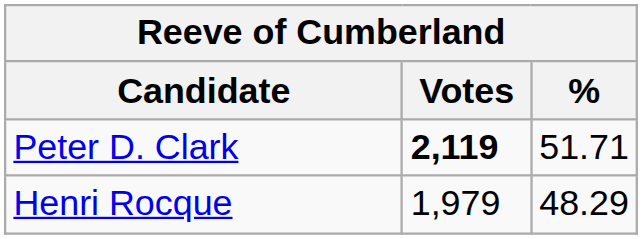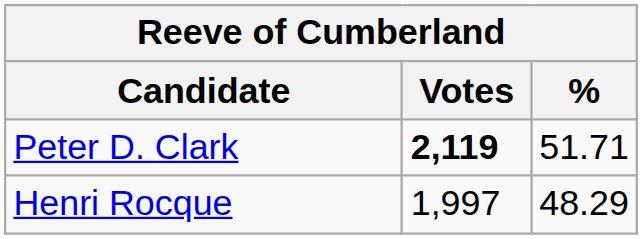(456, 203) 1,979 -> (456, 203) 1,997
